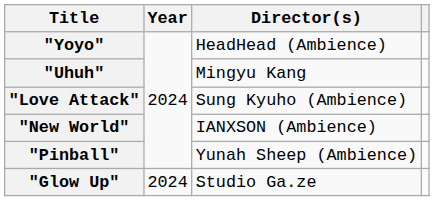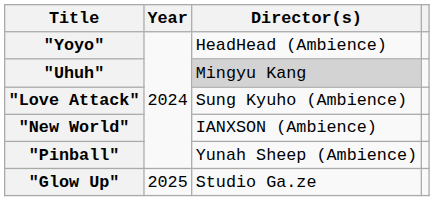(251, 73) no background -> (251, 73) lightgrey background
(168, 182) 2024 -> (168, 182) 2025
